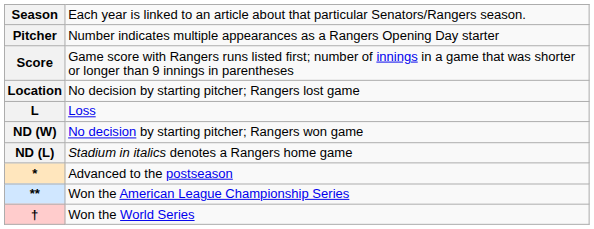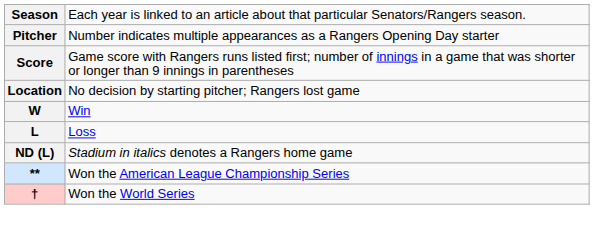+ row: (35, 111)
- row: (35, 132)
- row: (35, 173)
